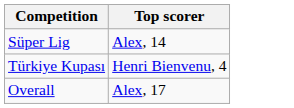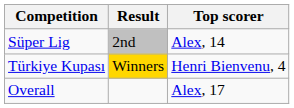+ column: (138, 16)
